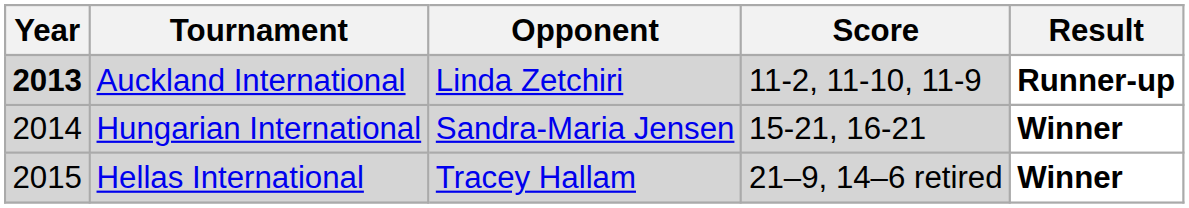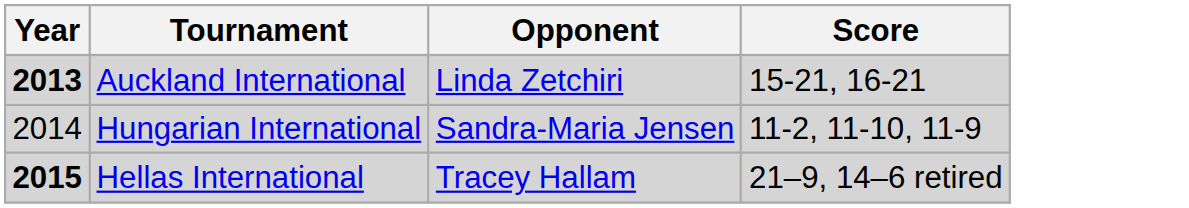- column: (1096, 30)
(865, 80) 11-2, 11-10, 11-9 -> (838, 80) 15-21, 16-21
(838, 129) 15-21, 16-21 -> (865, 129) 11-2, 11-10, 11-9
(47, 178) normal -> (47, 178) bold
